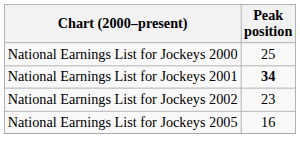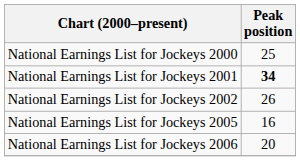(268, 99) 23 -> (268, 99) 26
+ row: (123, 144)
